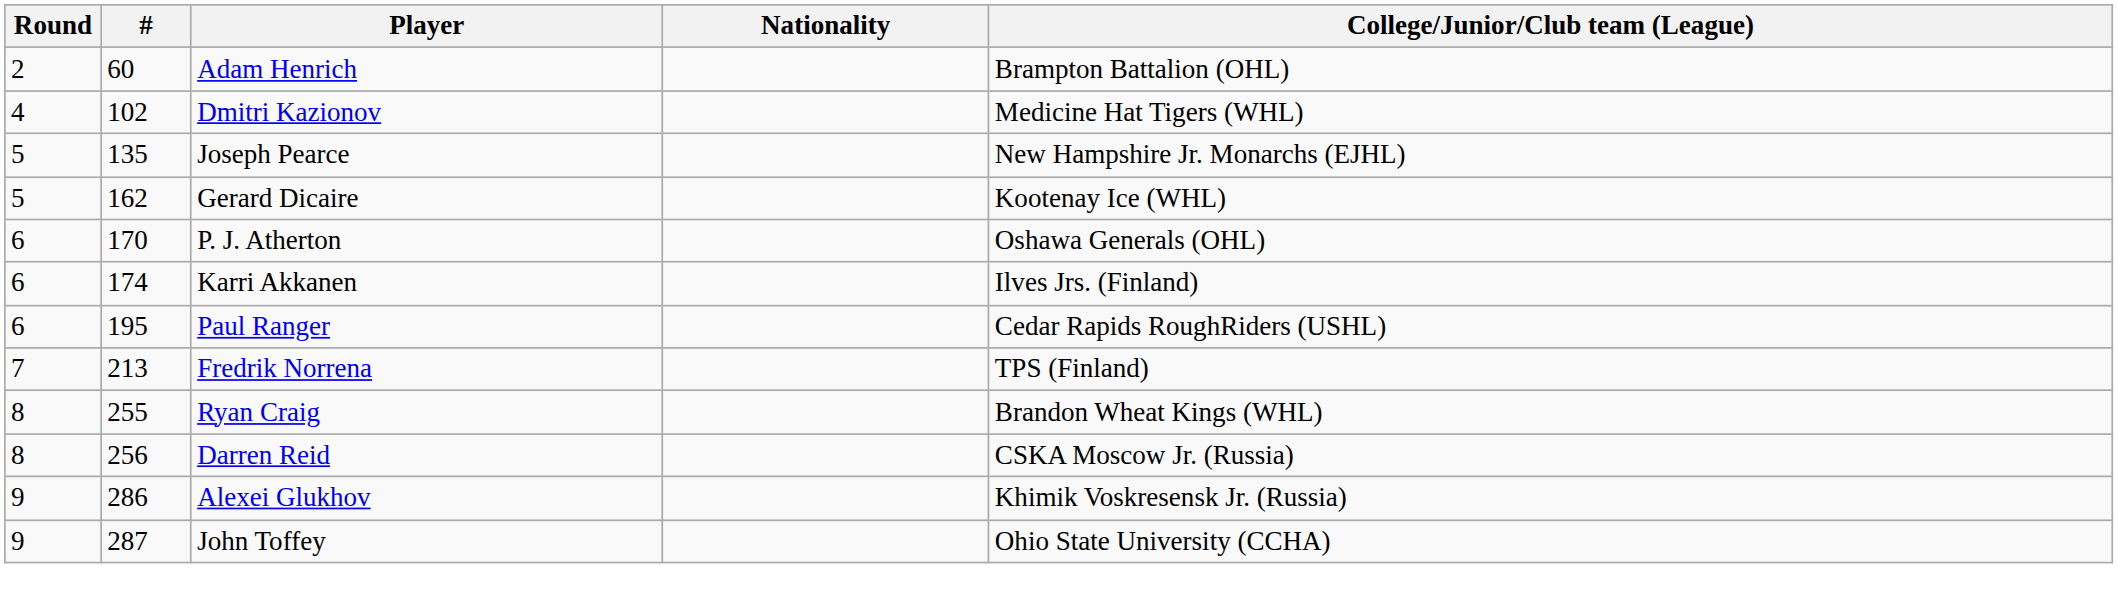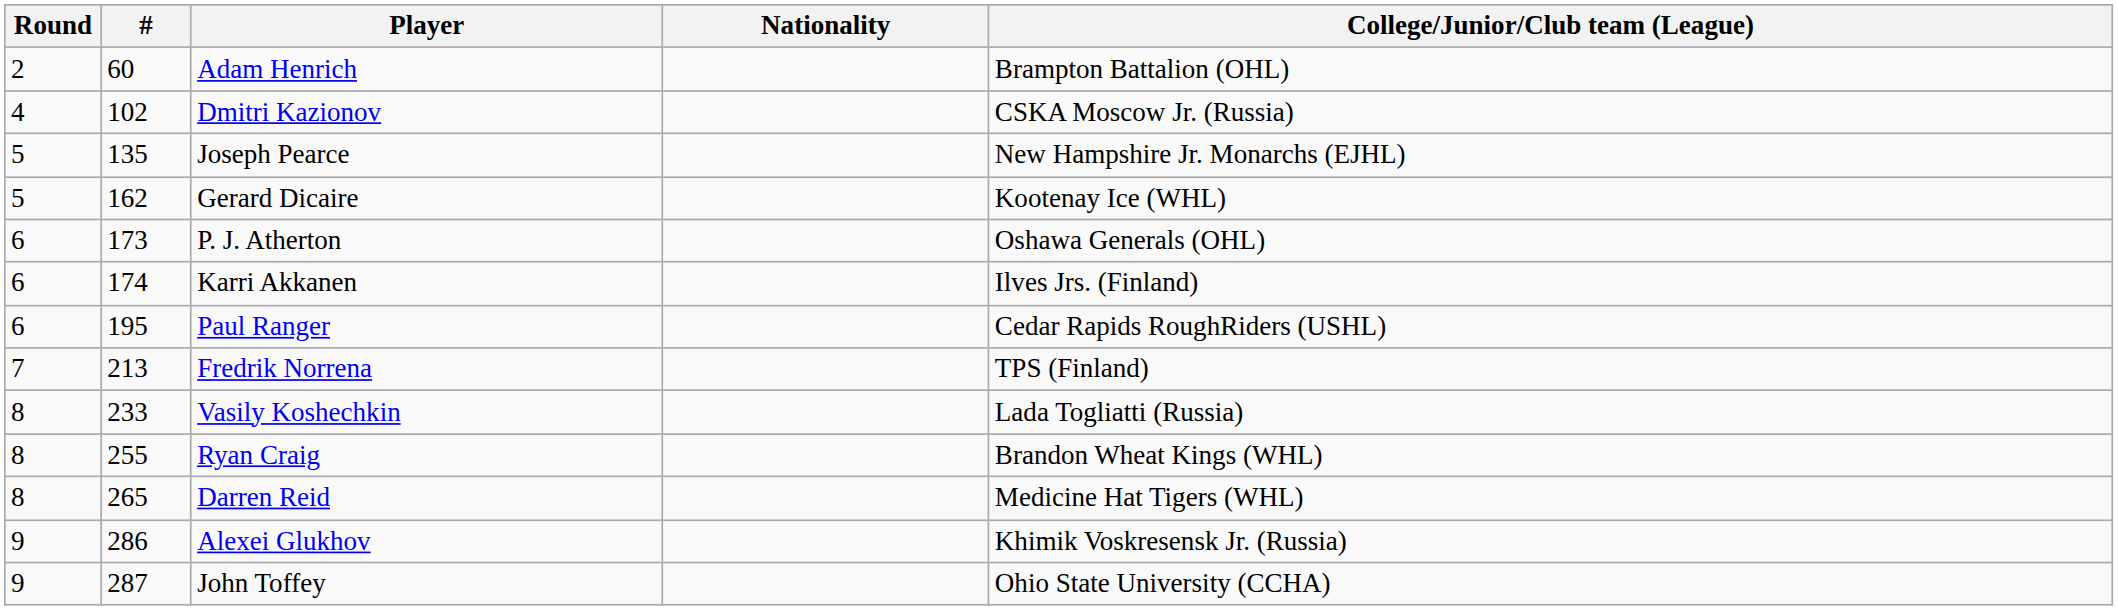(1149, 111) Medicine Hat Tigers (WHL) -> (1144, 111) CSKA Moscow Jr. (Russia)
(128, 240) 170 -> (128, 240) 173
+ row: (299, 411)
(128, 454) 256 -> (128, 497) 265
(1144, 454) CSKA Moscow Jr. (Russia) -> (1149, 497) Medicine Hat Tigers (WHL)
